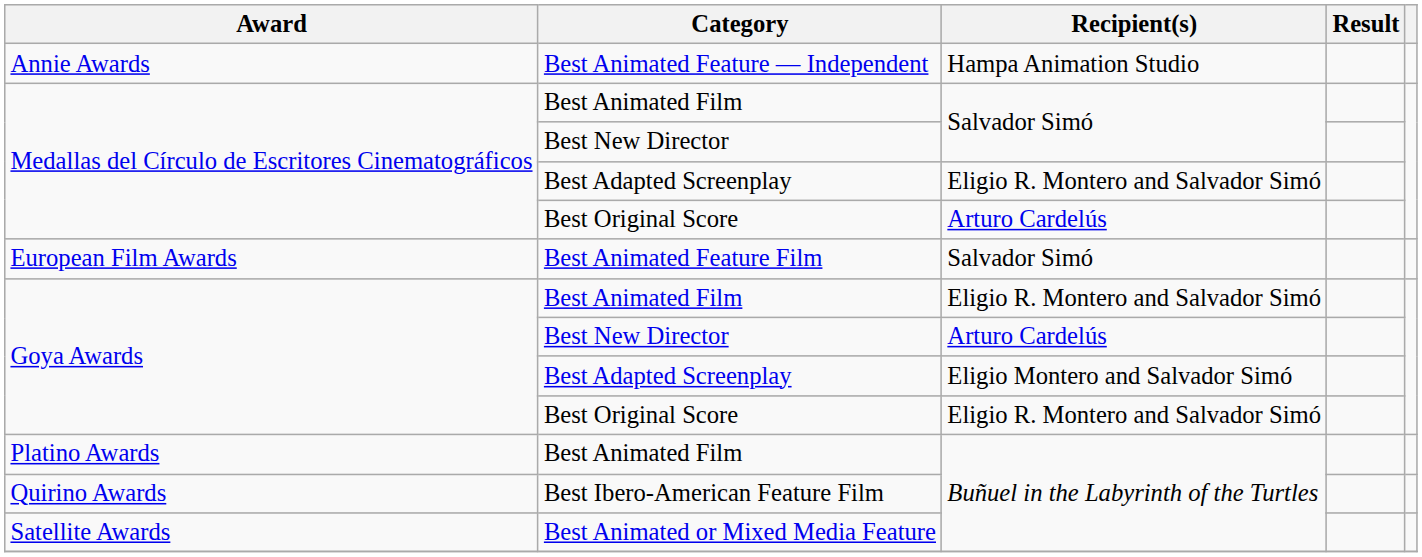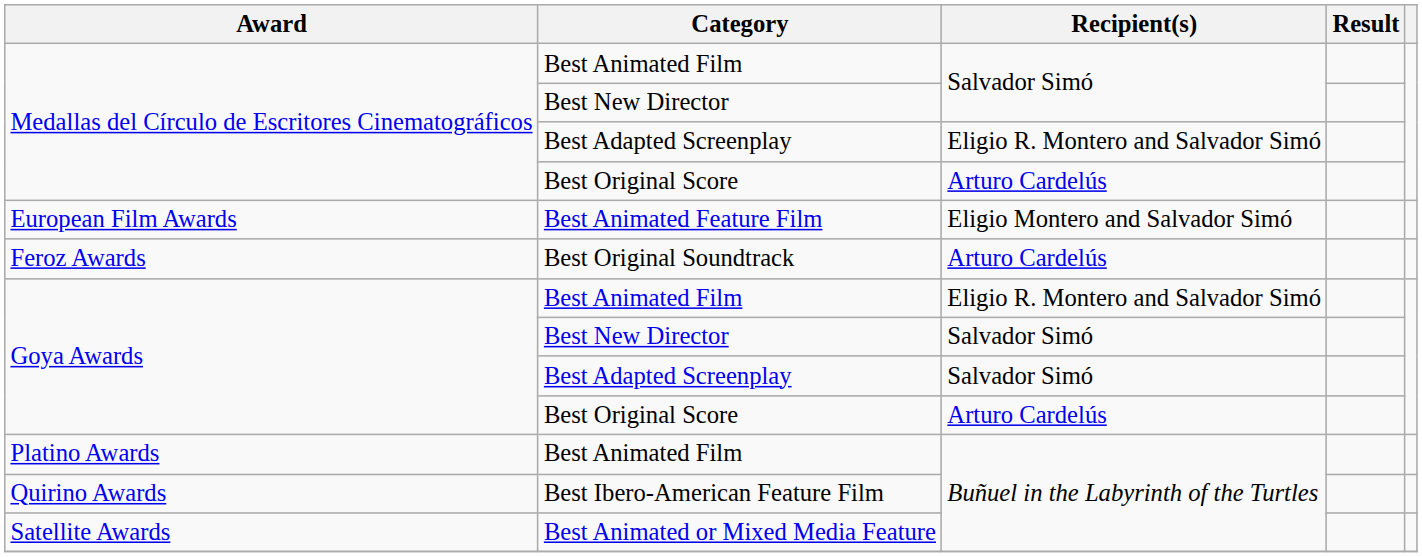- row: (80, 63)
(1020, 258) Salvador Simó -> (1120, 219) Eligio Montero and Salvador Simó
+ row: (78, 258)
(1027, 336) Arturo Cardelús -> (1020, 336) Salvador Simó
(1120, 375) Eligio Montero and Salvador Simó -> (1020, 375) Salvador Simó
(1134, 414) Eligio R. Montero and Salvador Simó -> (1027, 414) Arturo Cardelús
